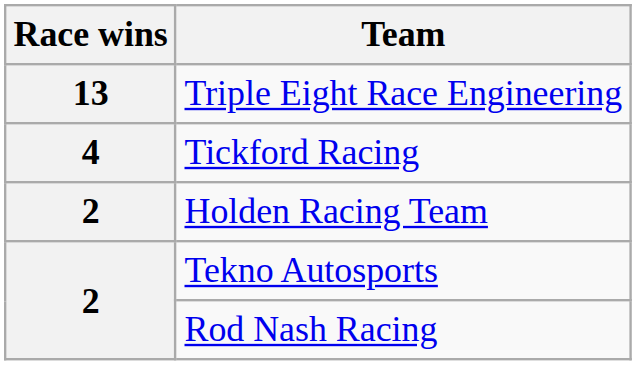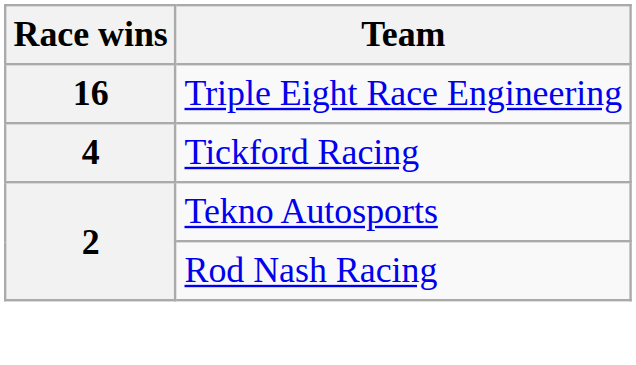(91, 93) 13 -> (91, 93) 16
- row: (336, 211)
